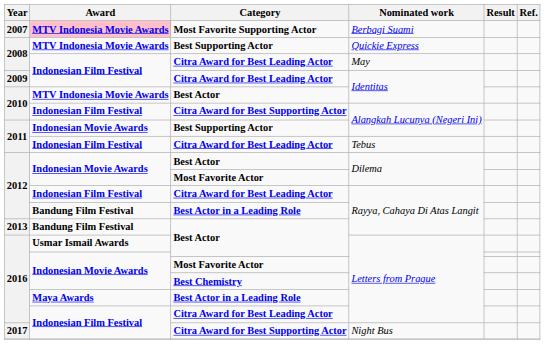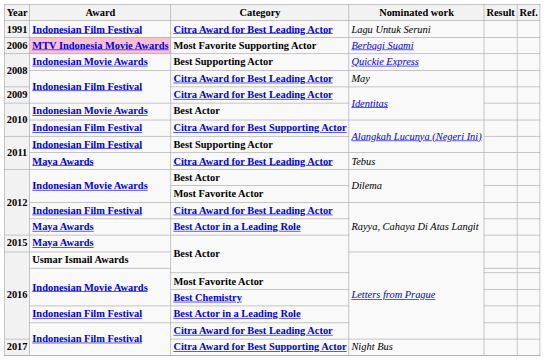+ row: (253, 29)
(17, 29) 2007 -> (17, 45) 2006
(100, 45) MTV Indonesia Movie Awards -> (90, 62) Indonesian Movie Awards
(100, 95) MTV Indonesia Movie Awards -> (90, 111) Indonesian Movie Awards
(90, 128) Indonesian Movie Awards -> (87, 144) Indonesian Film Festival
(87, 144) Indonesian Film Festival -> (63, 161) Maya Awards
(83, 210) Bandung Film Festival -> (63, 227) Maya Awards
(17, 227) 2013 -> (17, 243) 2015
(83, 227) Bandung Film Festival -> (63, 243) Maya Awards
(63, 297) Maya Awards -> (87, 314) Indonesian Film Festival
